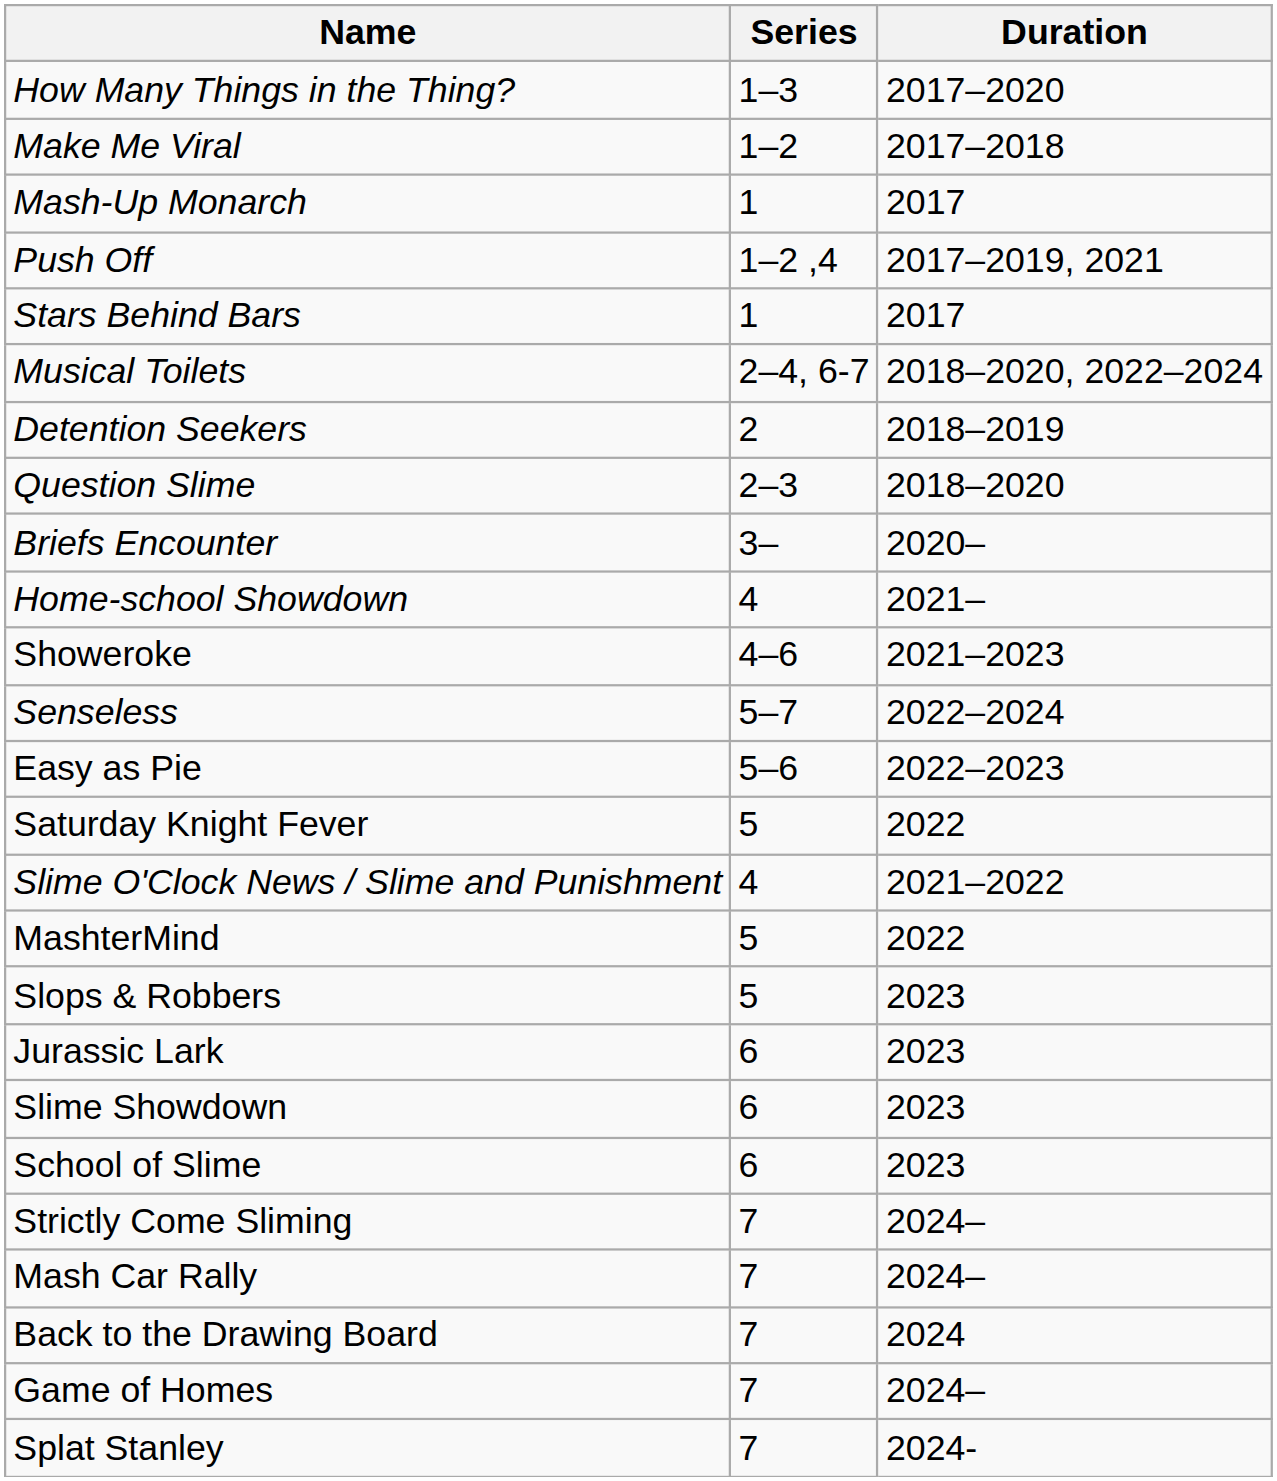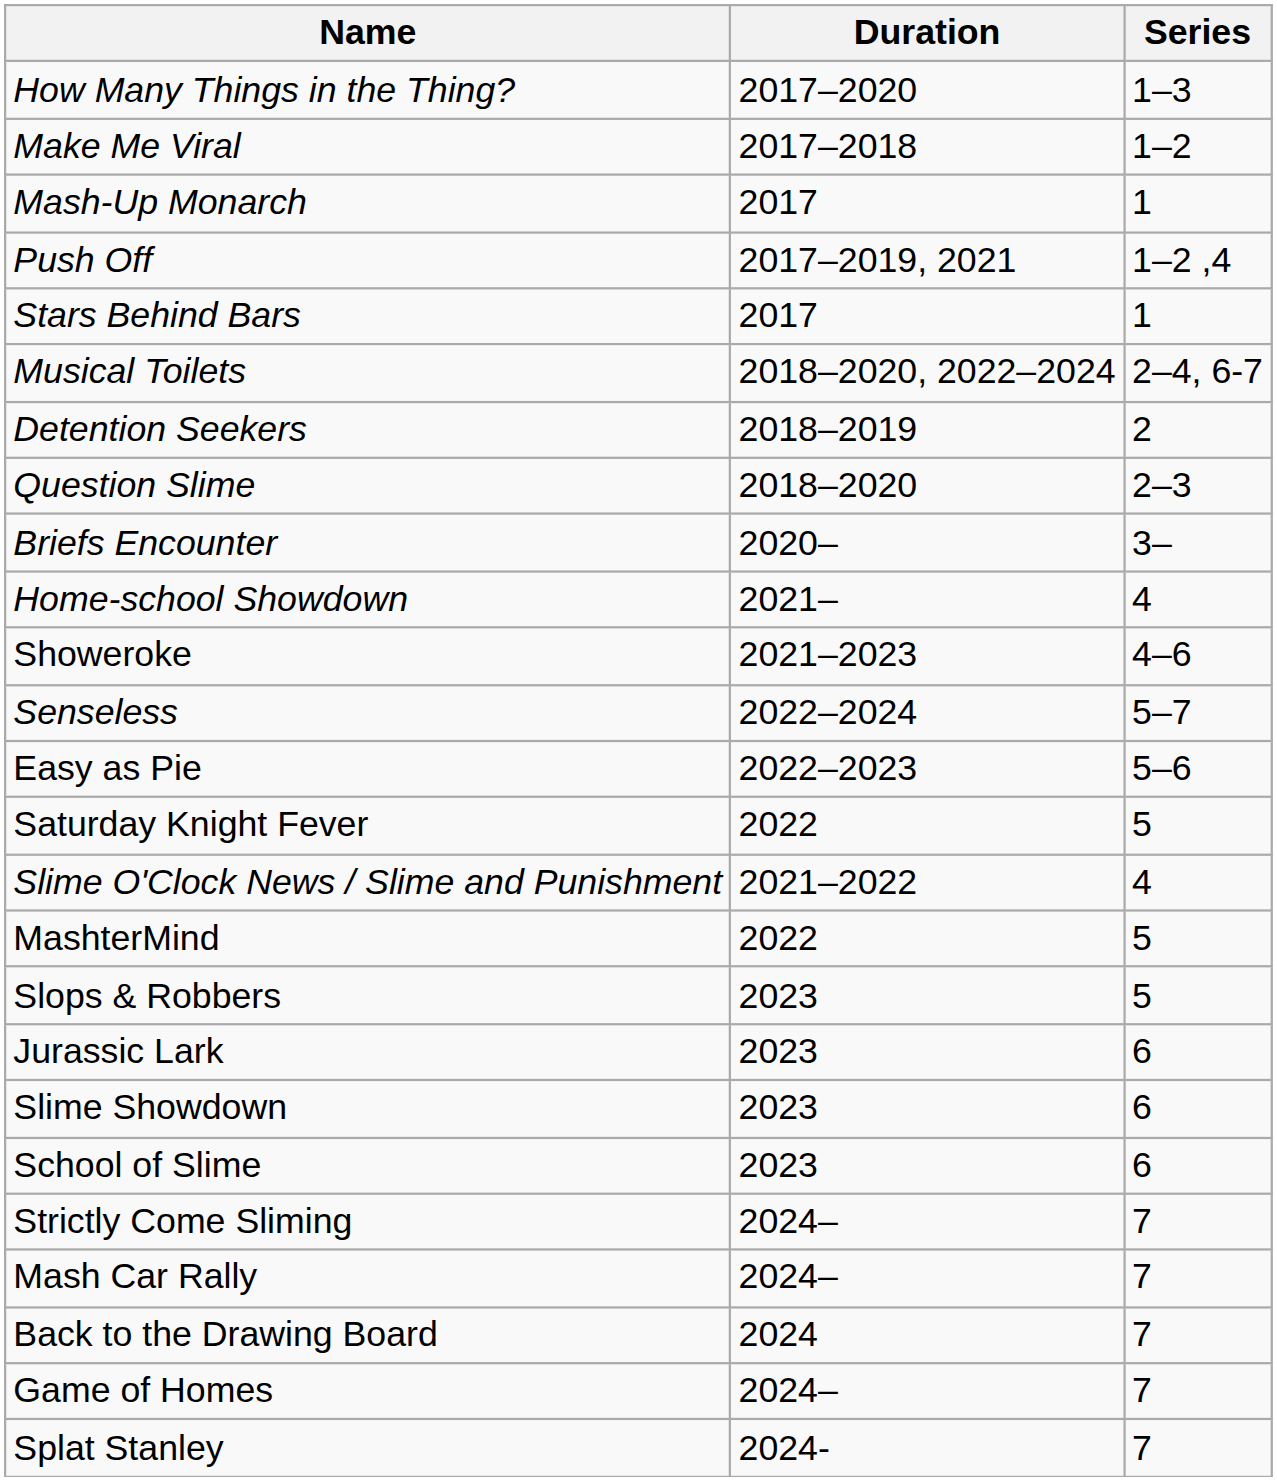columns swapped: (1074, 32) <-> (804, 32)
